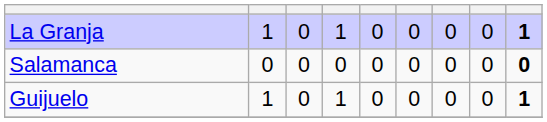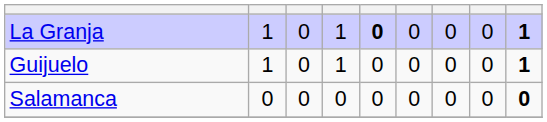(377, 31) normal -> (377, 31) bold
rows swapped: (49, 99) <-> (63, 65)
